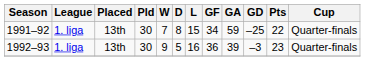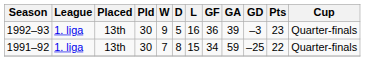rows swapped: (28, 30) <-> (28, 47)
